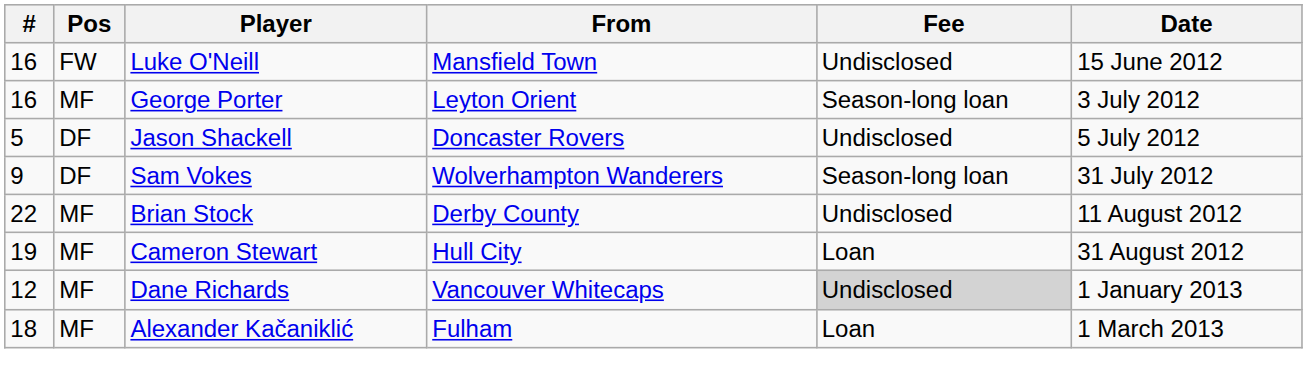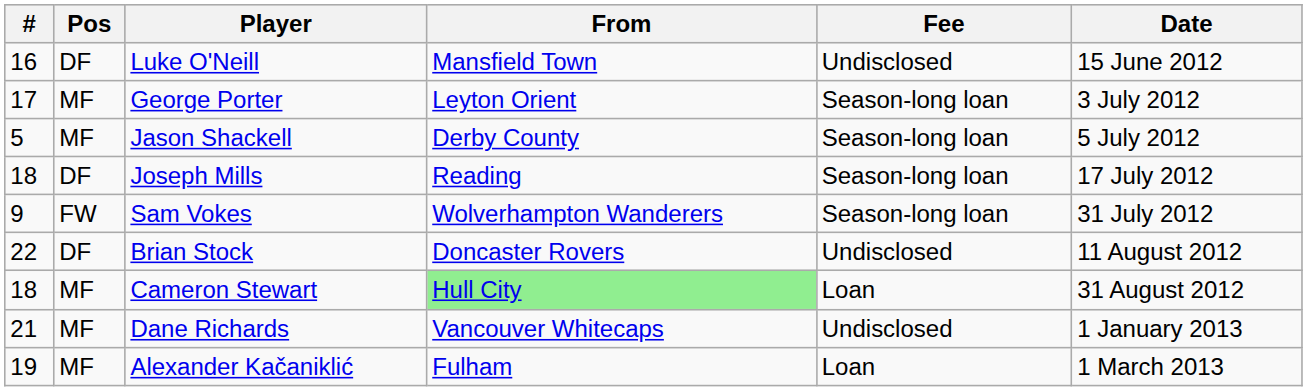(78, 62) FW -> (75, 62) DF
(24, 100) 16 -> (24, 100) 17
(75, 138) DF -> (77, 138) MF
(528, 138) Doncaster Rovers -> (506, 138) Derby County
(887, 138) Undisclosed -> (915, 138) Season-long loan
+ row: (196, 176)
(75, 176) DF -> (78, 214) FW
(77, 214) MF -> (75, 252) DF
(506, 214) Derby County -> (528, 252) Doncaster Rovers
(24, 252) 19 -> (24, 290) 18
(477, 252) no background -> (477, 290) lightgreen background
(24, 290) 12 -> (24, 328) 21
(887, 290) lightgrey background -> (887, 328) no background
(24, 328) 18 -> (24, 366) 19
